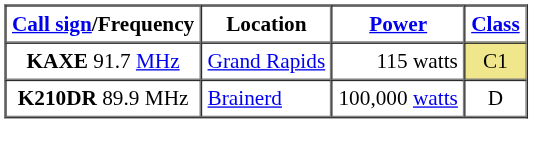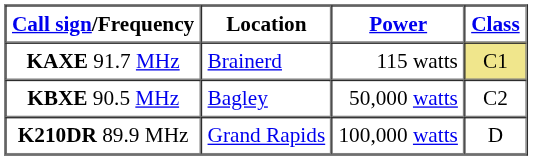(266, 61) Grand Rapids -> (245, 61) Brainerd
+ row: (103, 98)
(245, 98) Brainerd -> (266, 135) Grand Rapids
